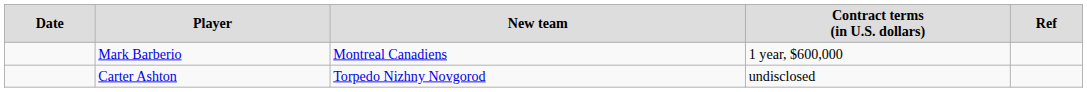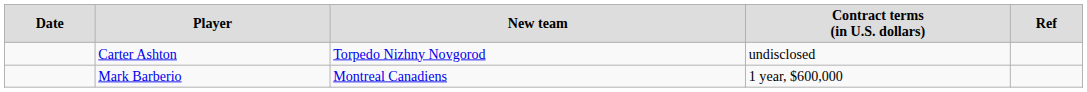rows swapped: (140, 53) <-> (138, 76)
